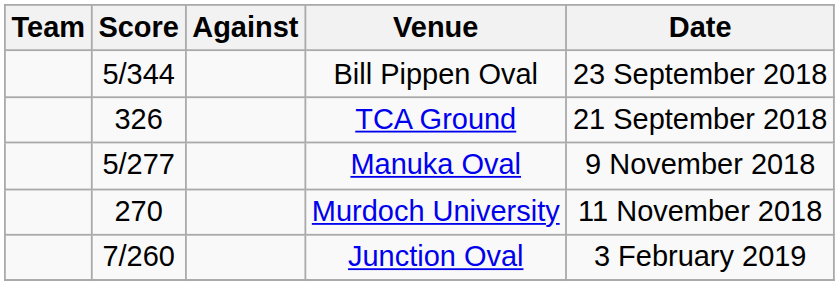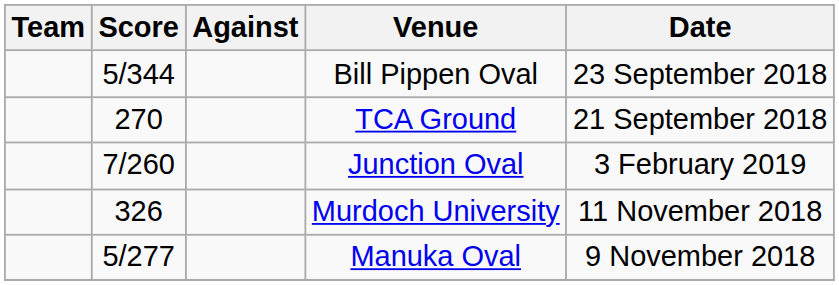(139, 119) 326 -> (139, 119) 270
rows swapped: (436, 165) <-> (436, 257)
(139, 211) 270 -> (139, 211) 326
